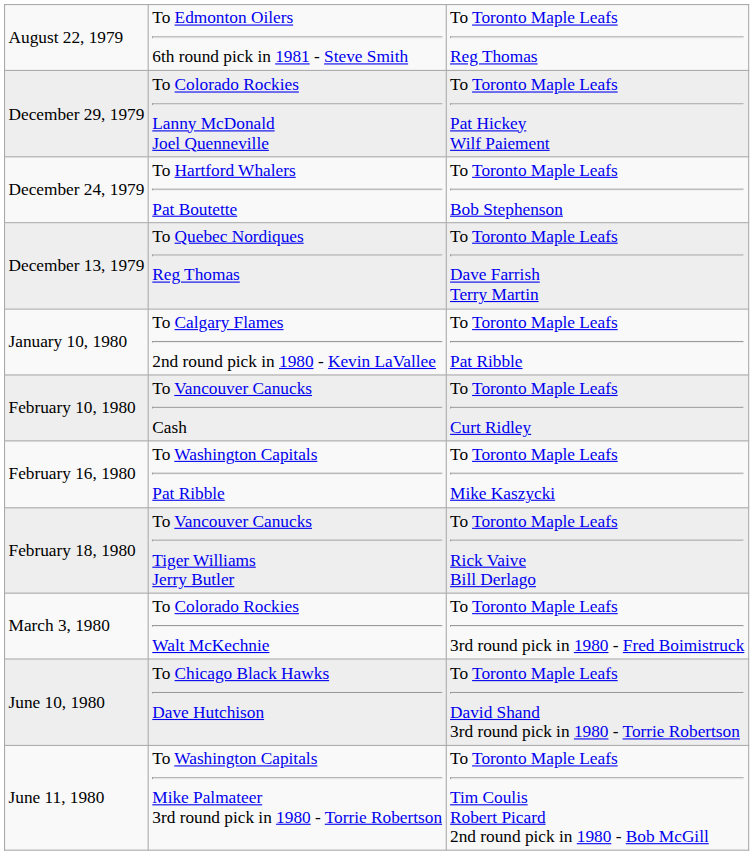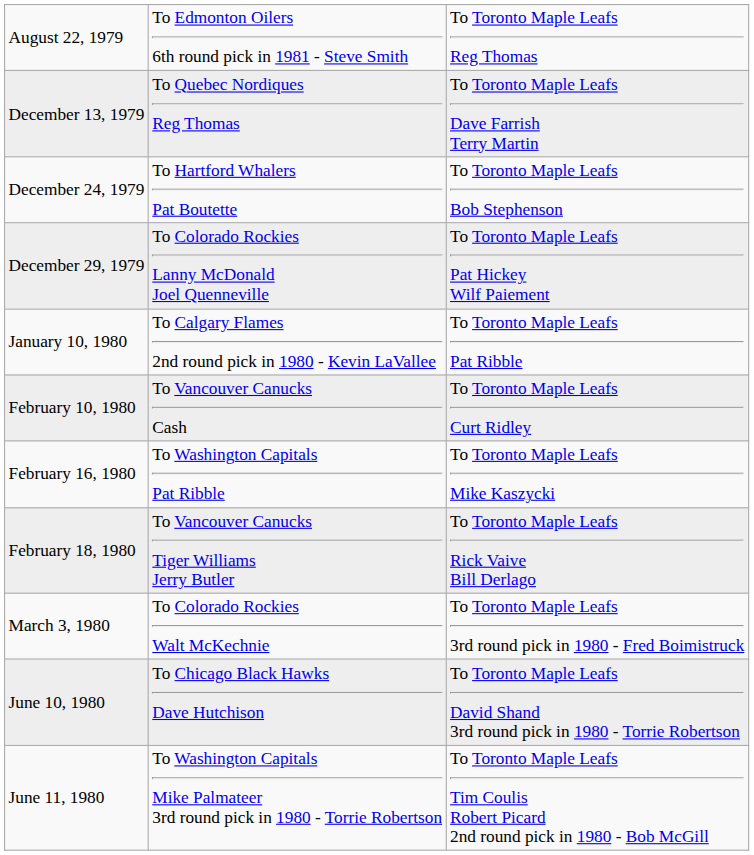rows swapped: (76, 265) <-> (76, 113)
